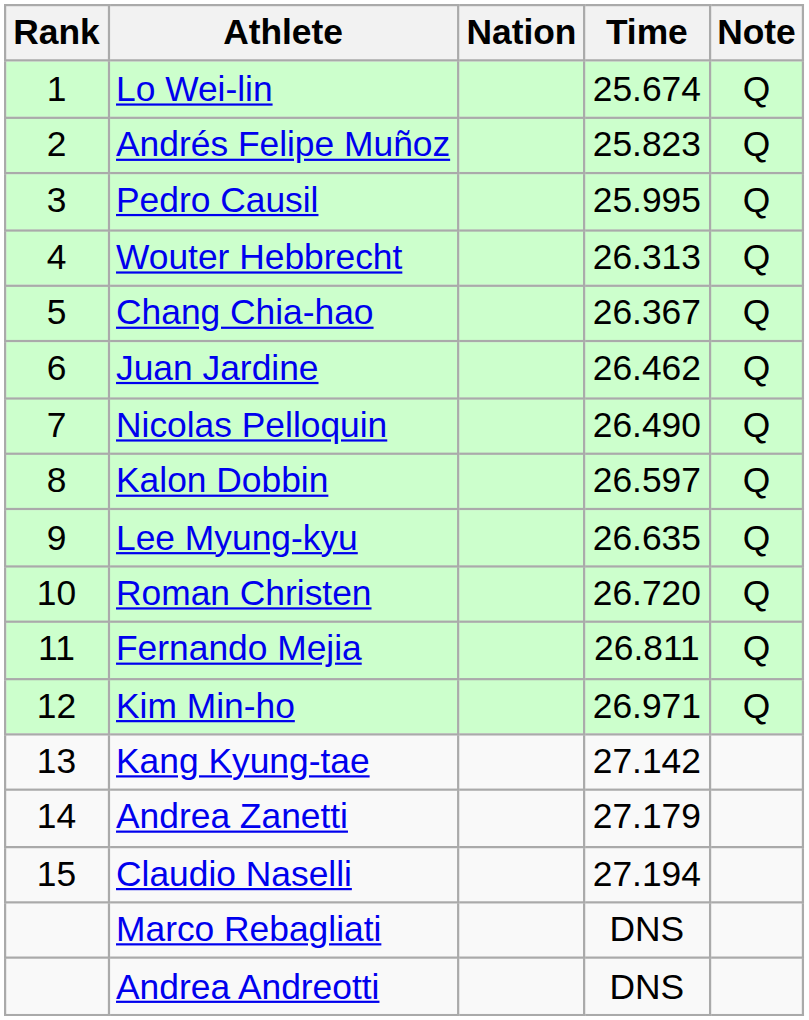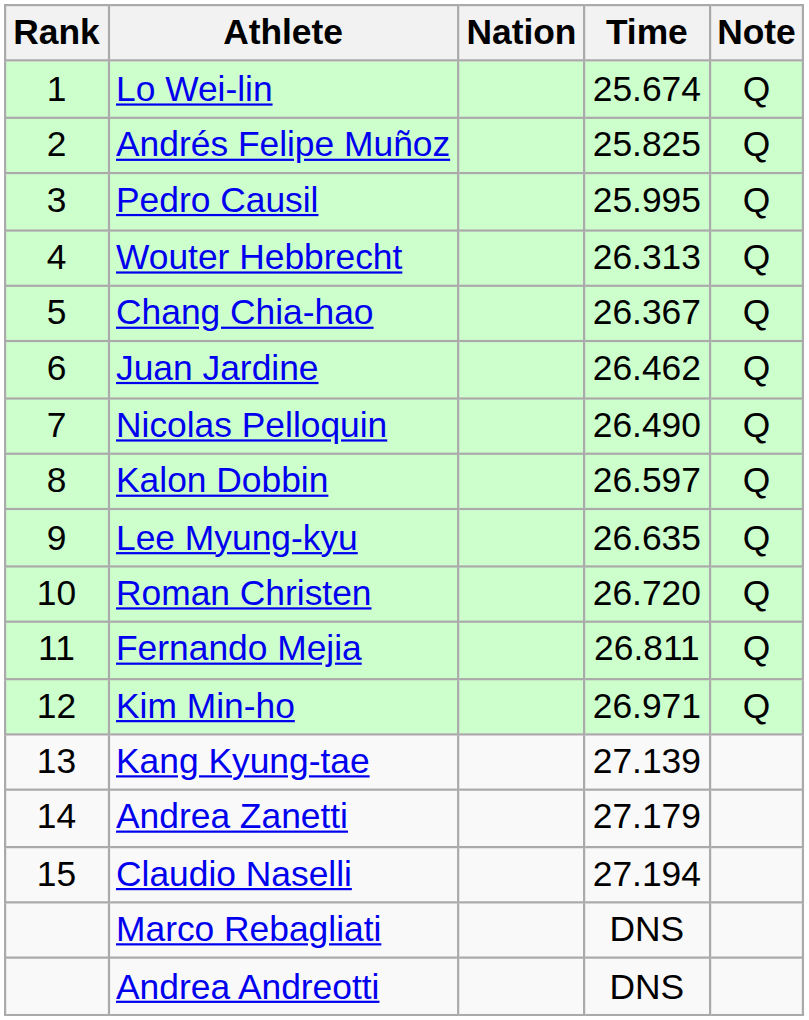(647, 144) 25.823 -> (647, 144) 25.825
(647, 761) 27.142 -> (647, 761) 27.139
